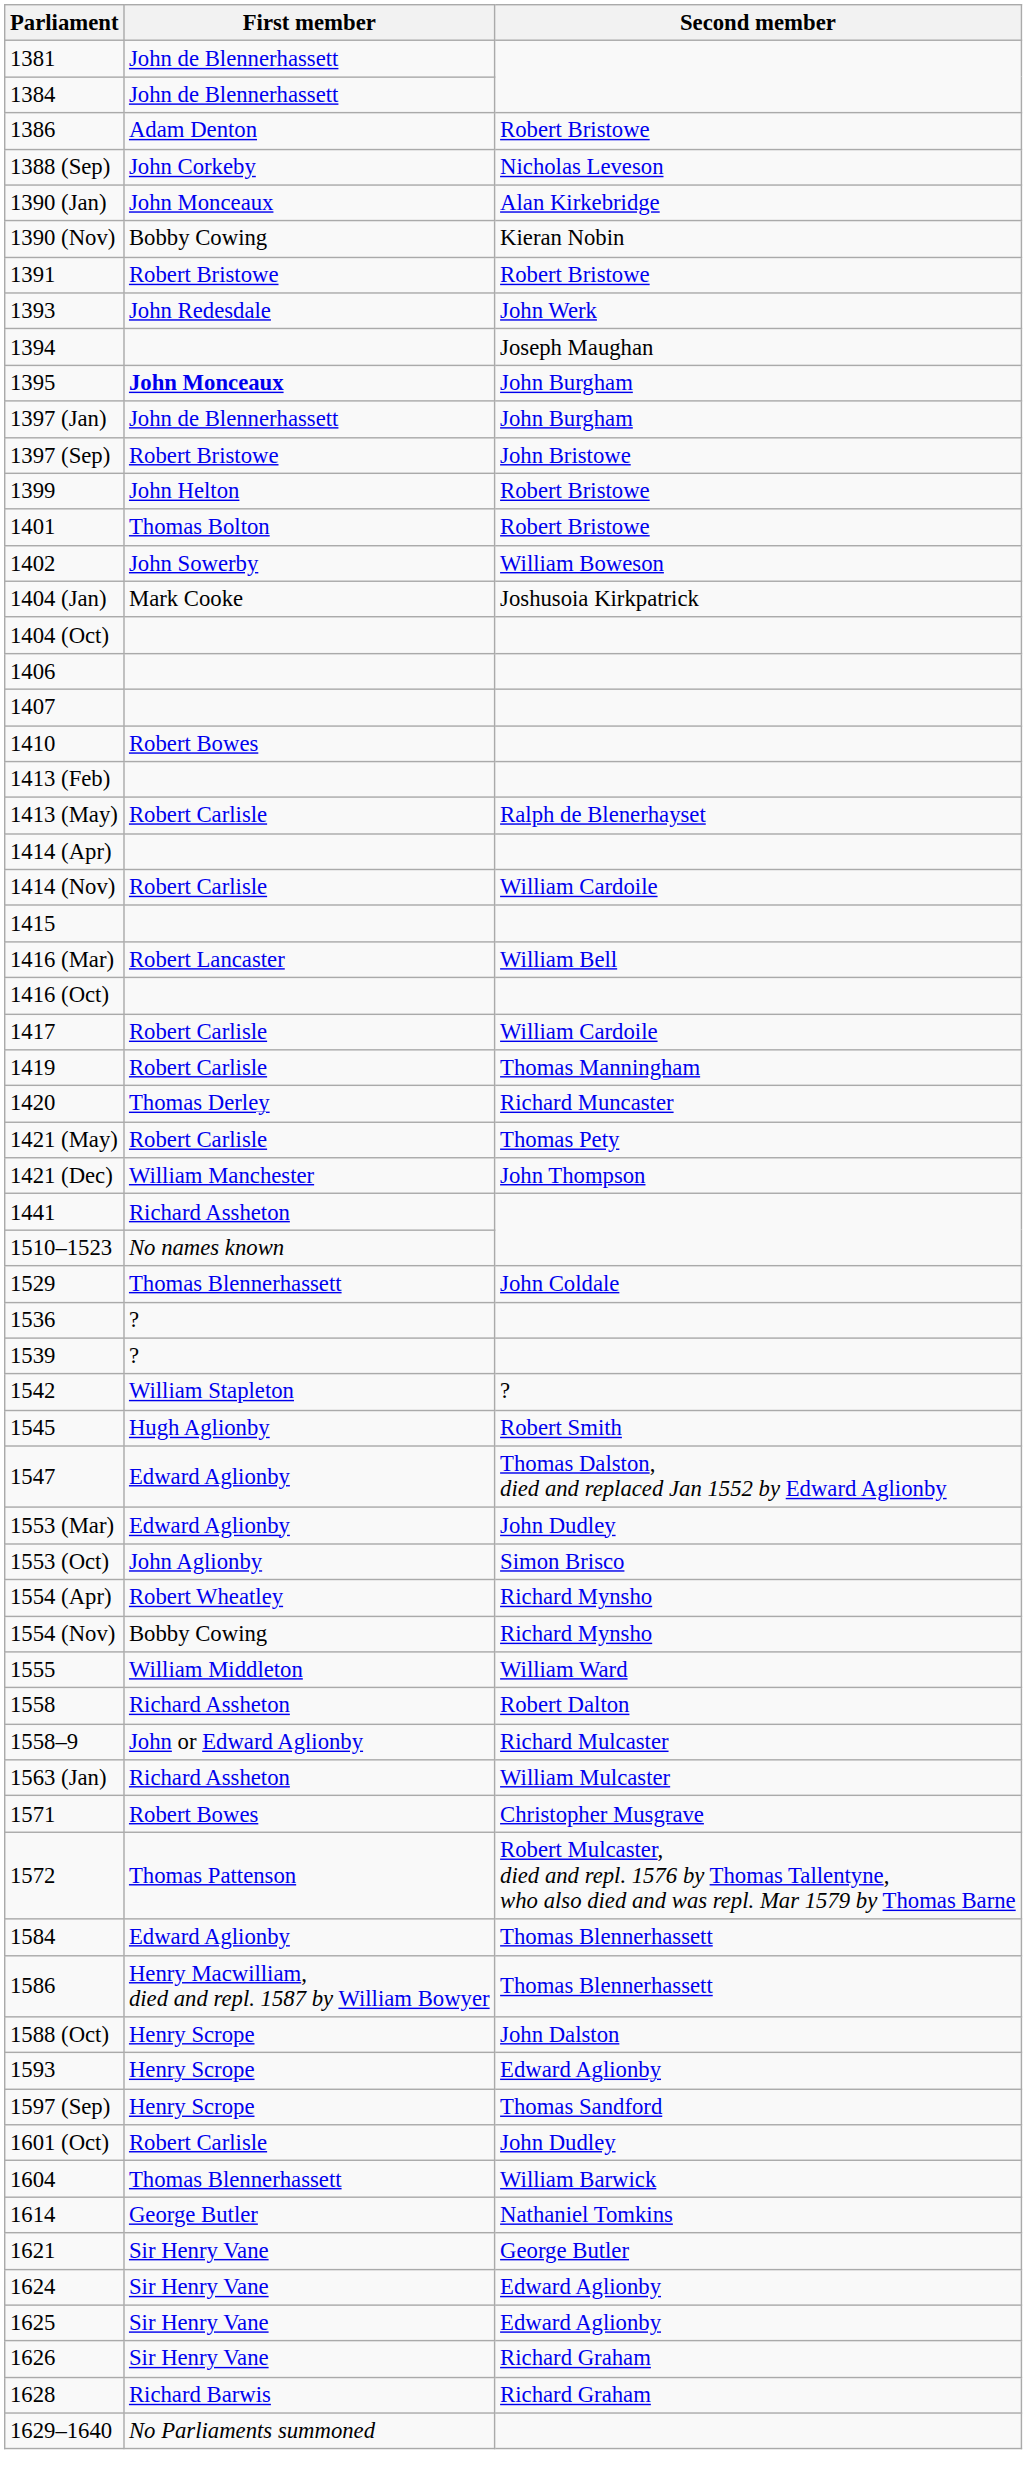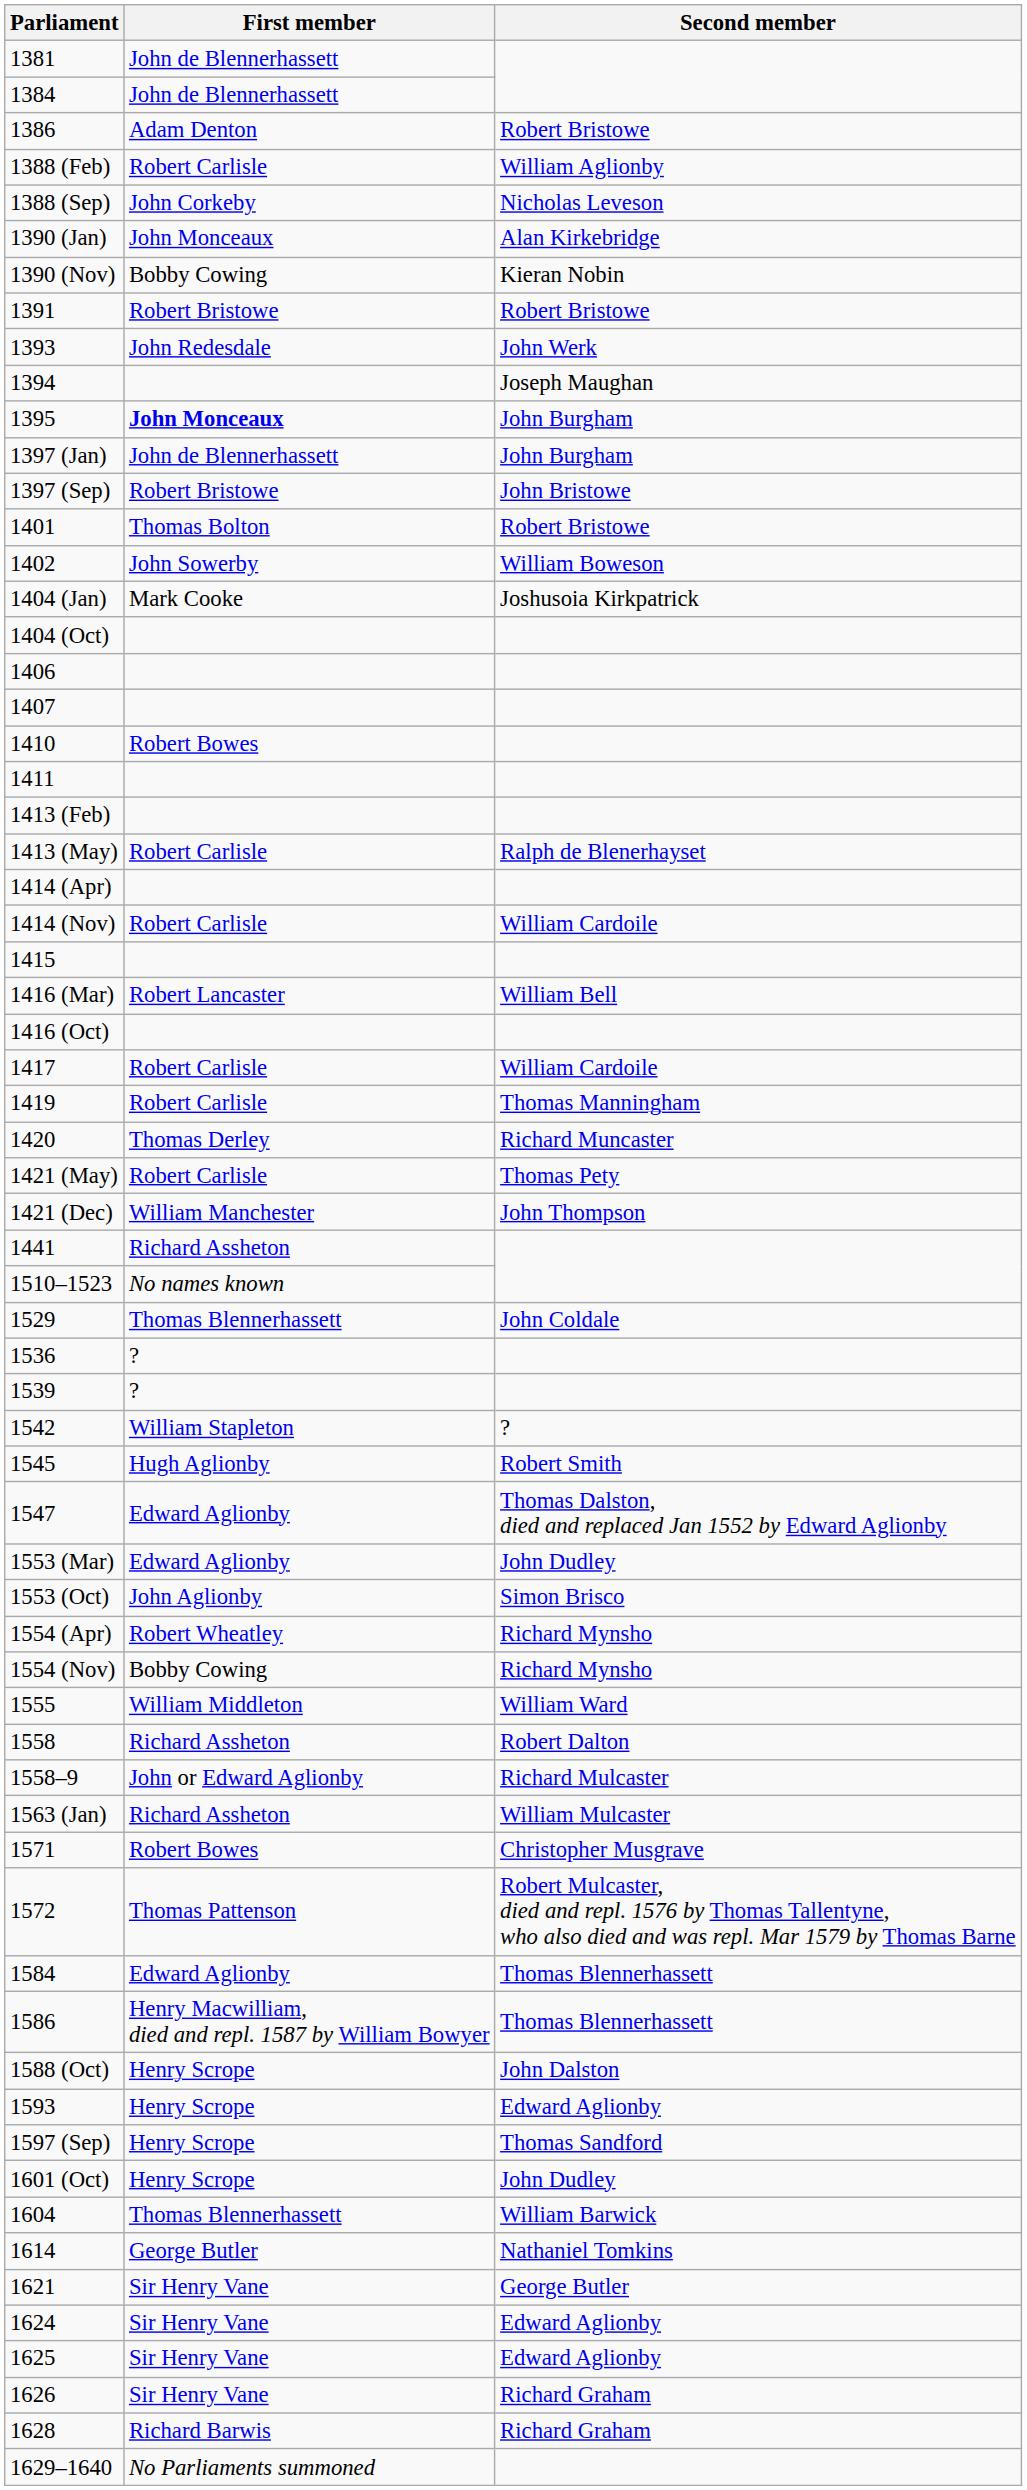+ row: (60, 166)
- row: (33, 490)
+ row: (32, 779)
(198, 2142) Robert Carlisle -> (192, 2178) Henry Scrope
